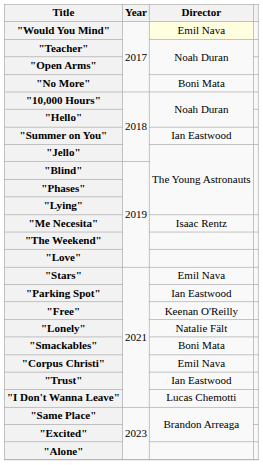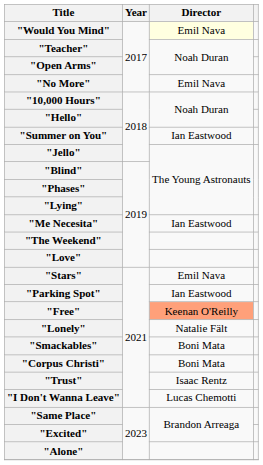(201, 83) Boni Mata -> (201, 83) Emil Nava
(201, 223) Isaac Rentz -> (201, 223) Ian Eastwood
(201, 310) no background -> (201, 310) lightsalmon background
(201, 363) Emil Nava -> (201, 363) Boni Mata
(201, 380) Ian Eastwood -> (201, 380) Isaac Rentz
